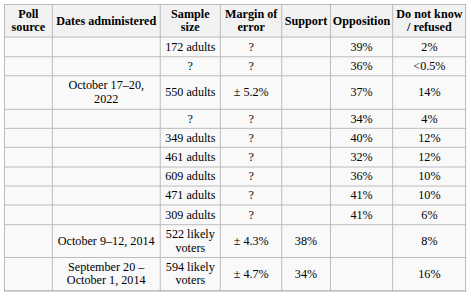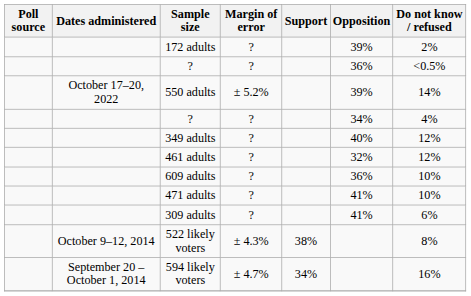(362, 92) 37% -> (362, 92) 39%
